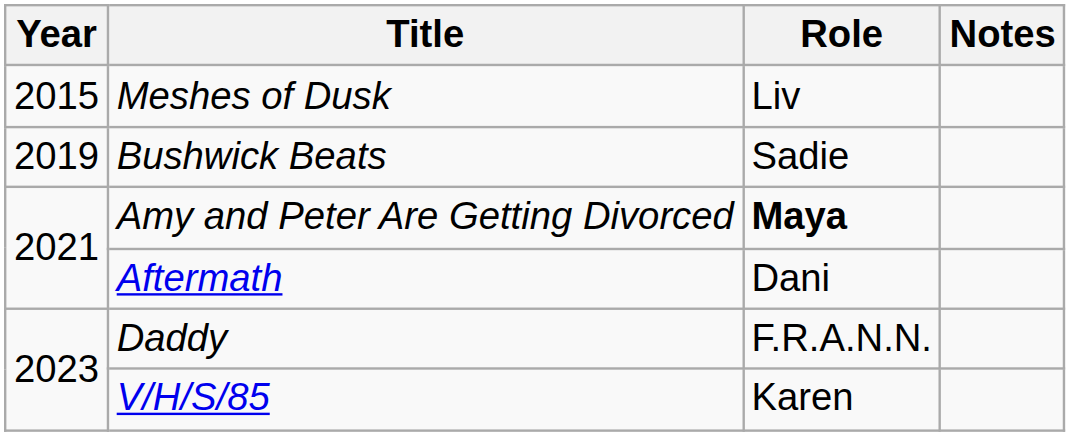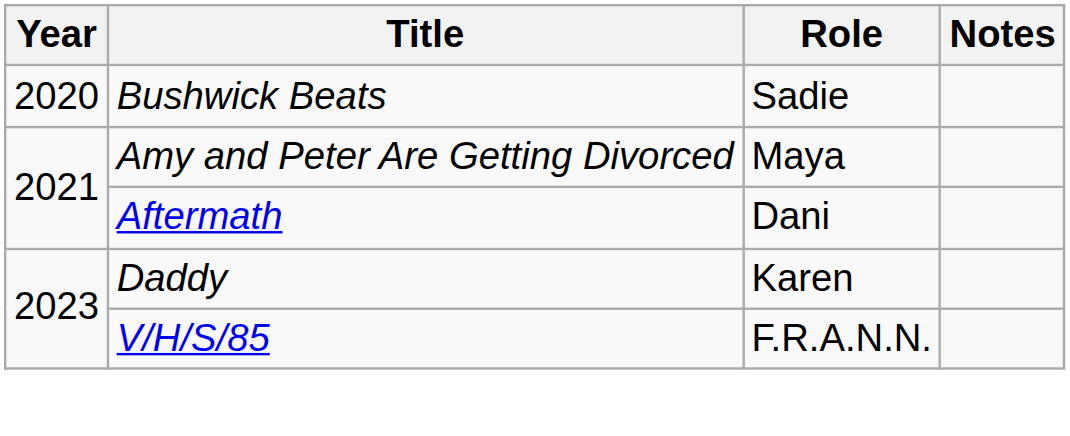- row: (254, 95)
(57, 156) 2019 -> (57, 95) 2020
(799, 216) bold -> (798, 156) normal
(842, 338) F.R.A.N.N. -> (802, 277) Karen
(802, 398) Karen -> (842, 338) F.R.A.N.N.
